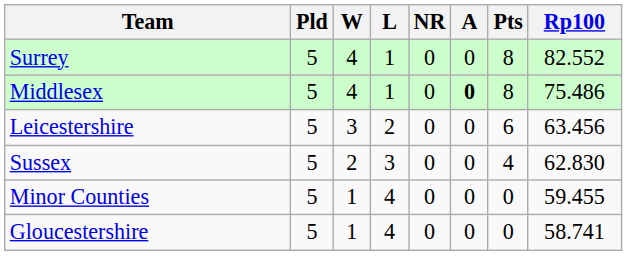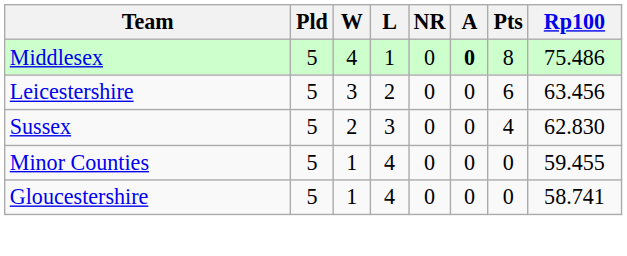- row: (39, 57)
